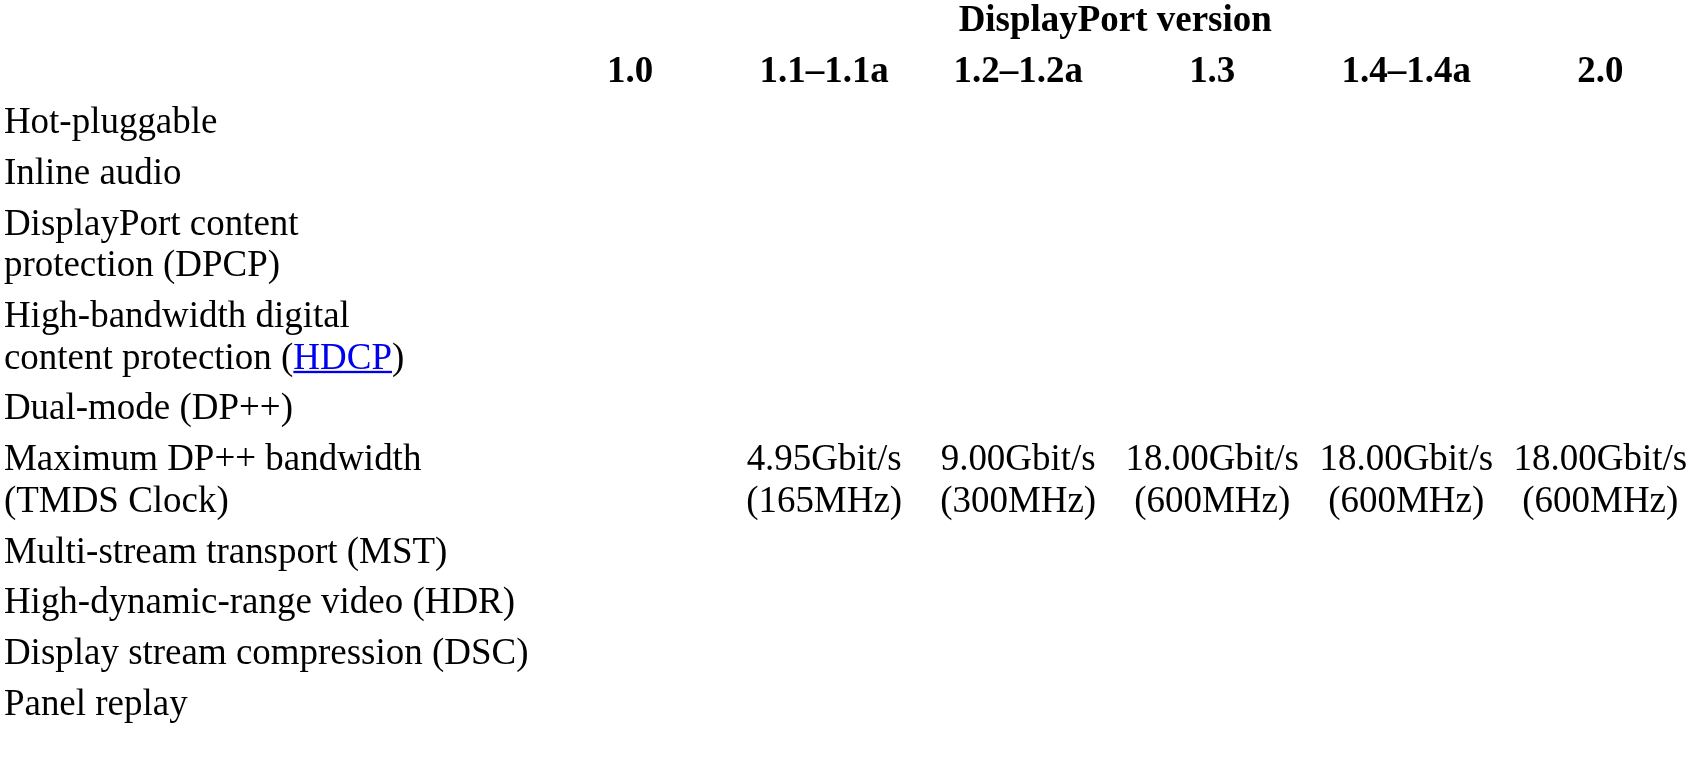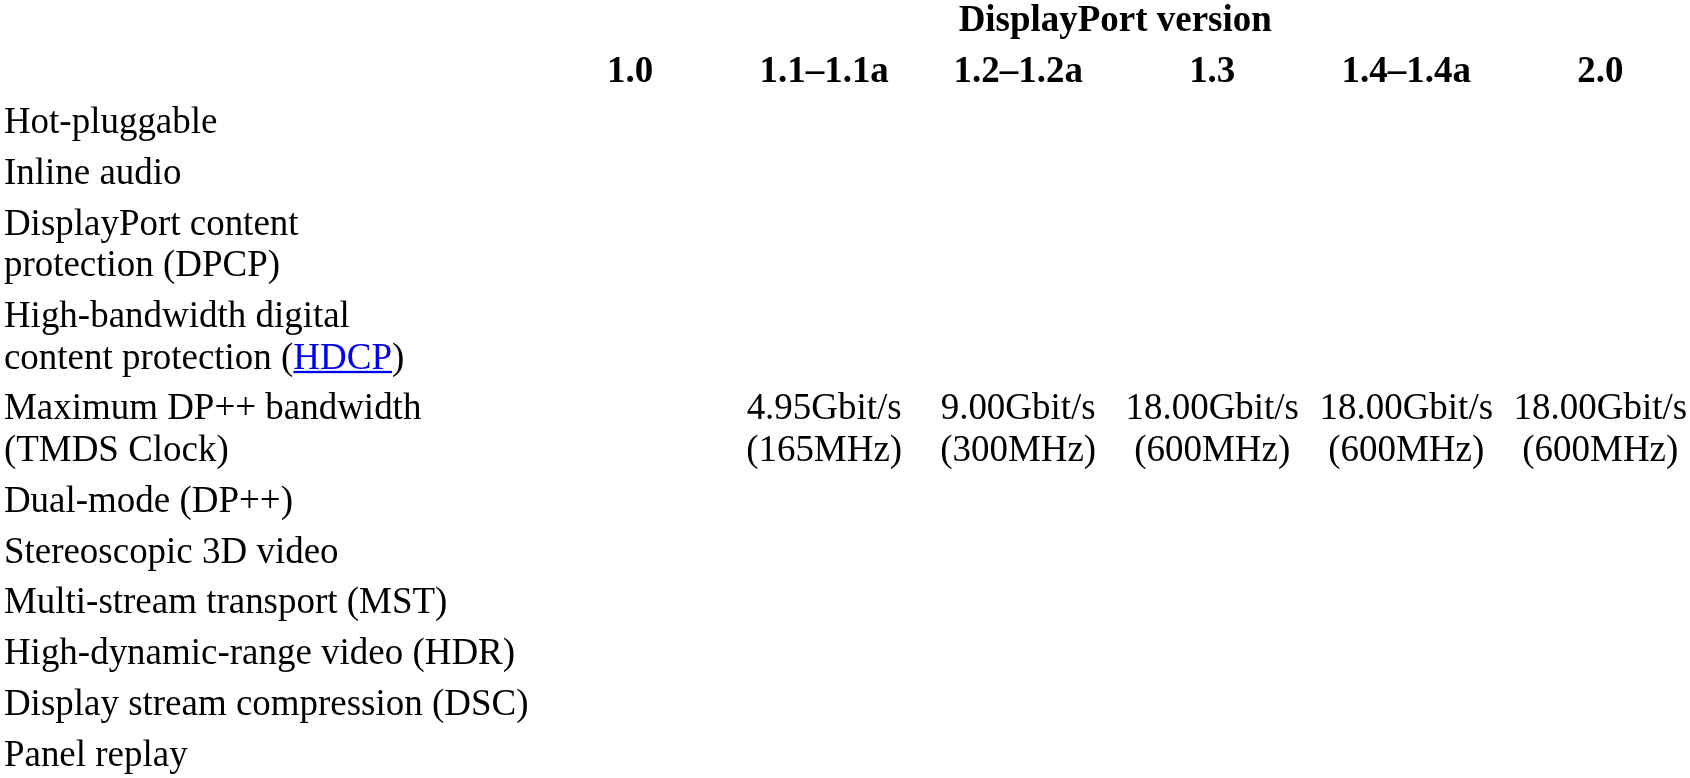rows swapped: (148, 407) <-> (213, 478)
+ row: (171, 550)
